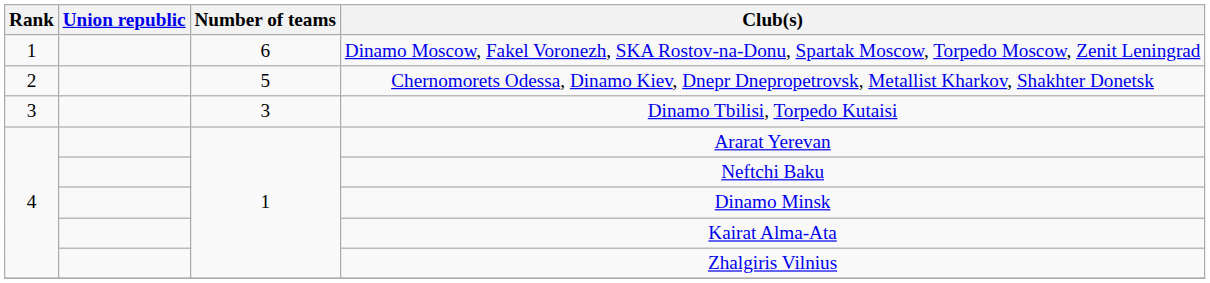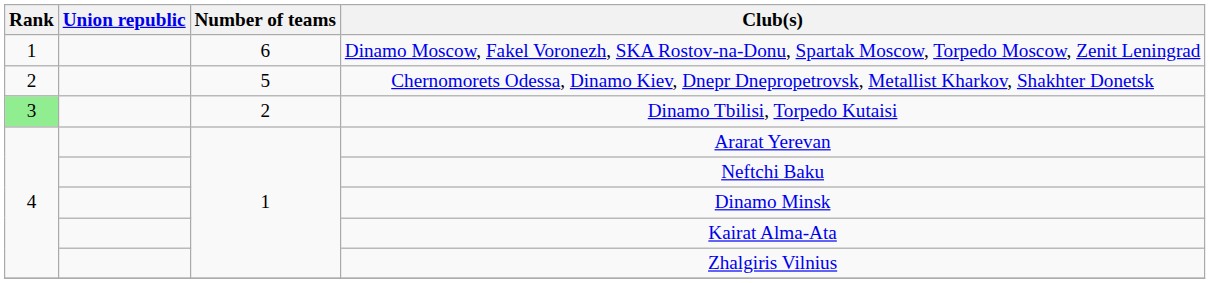(31, 111) no background -> (31, 111) lightgreen background
(265, 111) 3 -> (265, 111) 2
